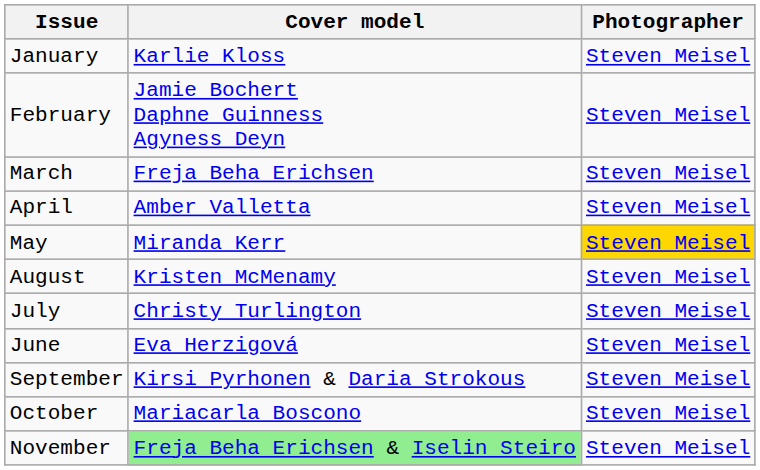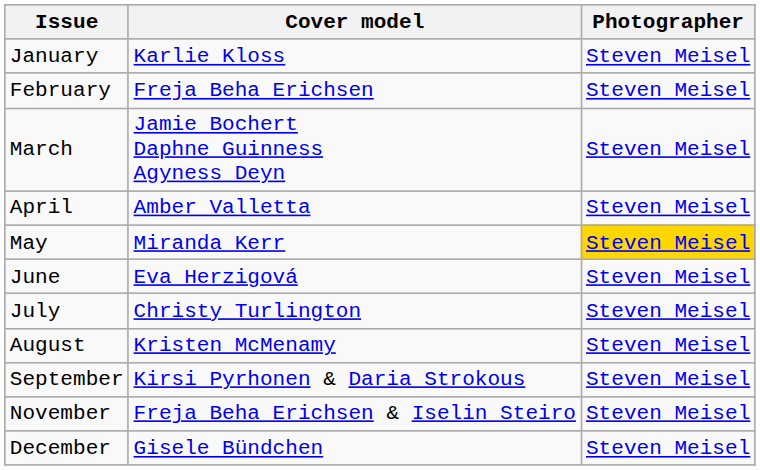(228, 115) Jamie Bochert Daphne Guinness Agyness Deyn -> (254, 91) Freja Beha Erichsen
(254, 174) Freja Beha Erichsen -> (228, 149) Jamie Bochert Daphne Guinness Agyness Deyn
rows swapped: (35, 345) <-> (48, 277)
- row: (54, 414)
(355, 448) lightgreen background -> (355, 414) no background
+ row: (60, 448)
